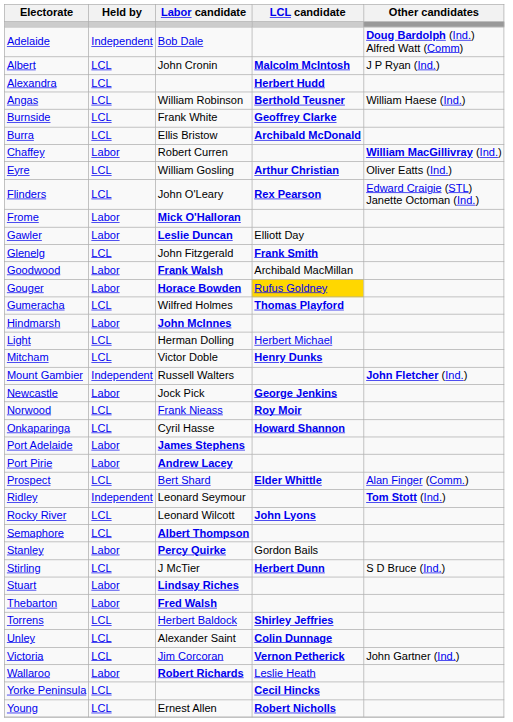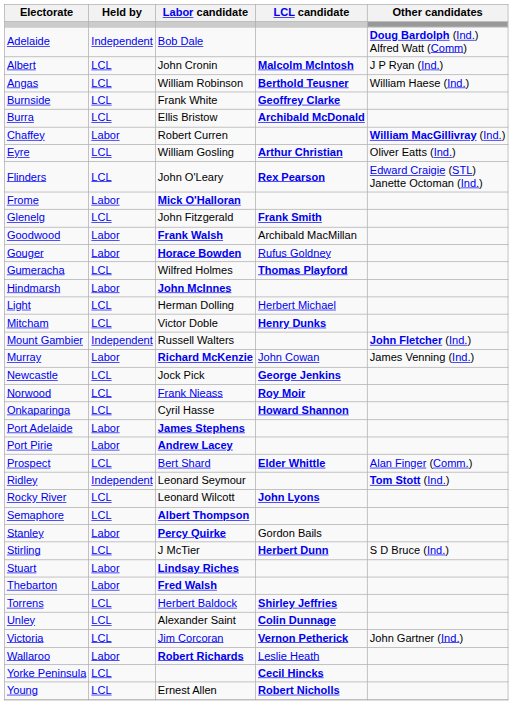- row: (32, 83)
- row: (24, 235)
(291, 288) gold background -> (295, 253) no background
+ row: (24, 358)
(105, 393) Labor -> (101, 375) LCL
